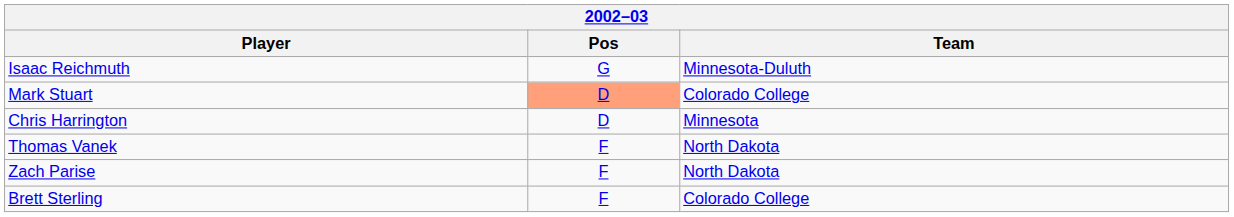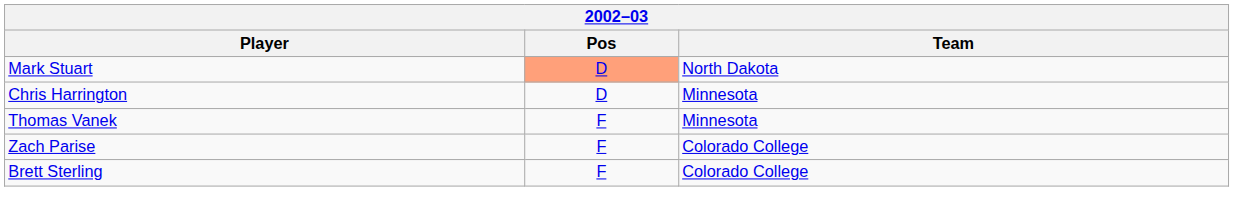- row: (69, 69)
(746, 95) Colorado College -> (730, 69) North Dakota
(731, 146) North Dakota -> (720, 120) Minnesota
(731, 172) North Dakota -> (745, 146) Colorado College
